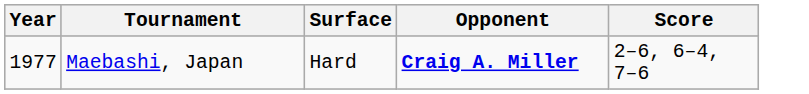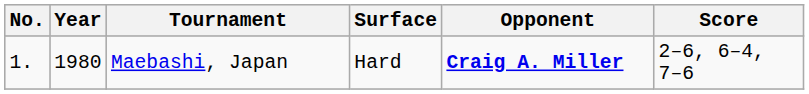+ column: (27, 20)
(33, 62) 1977 -> (78, 62) 1980
